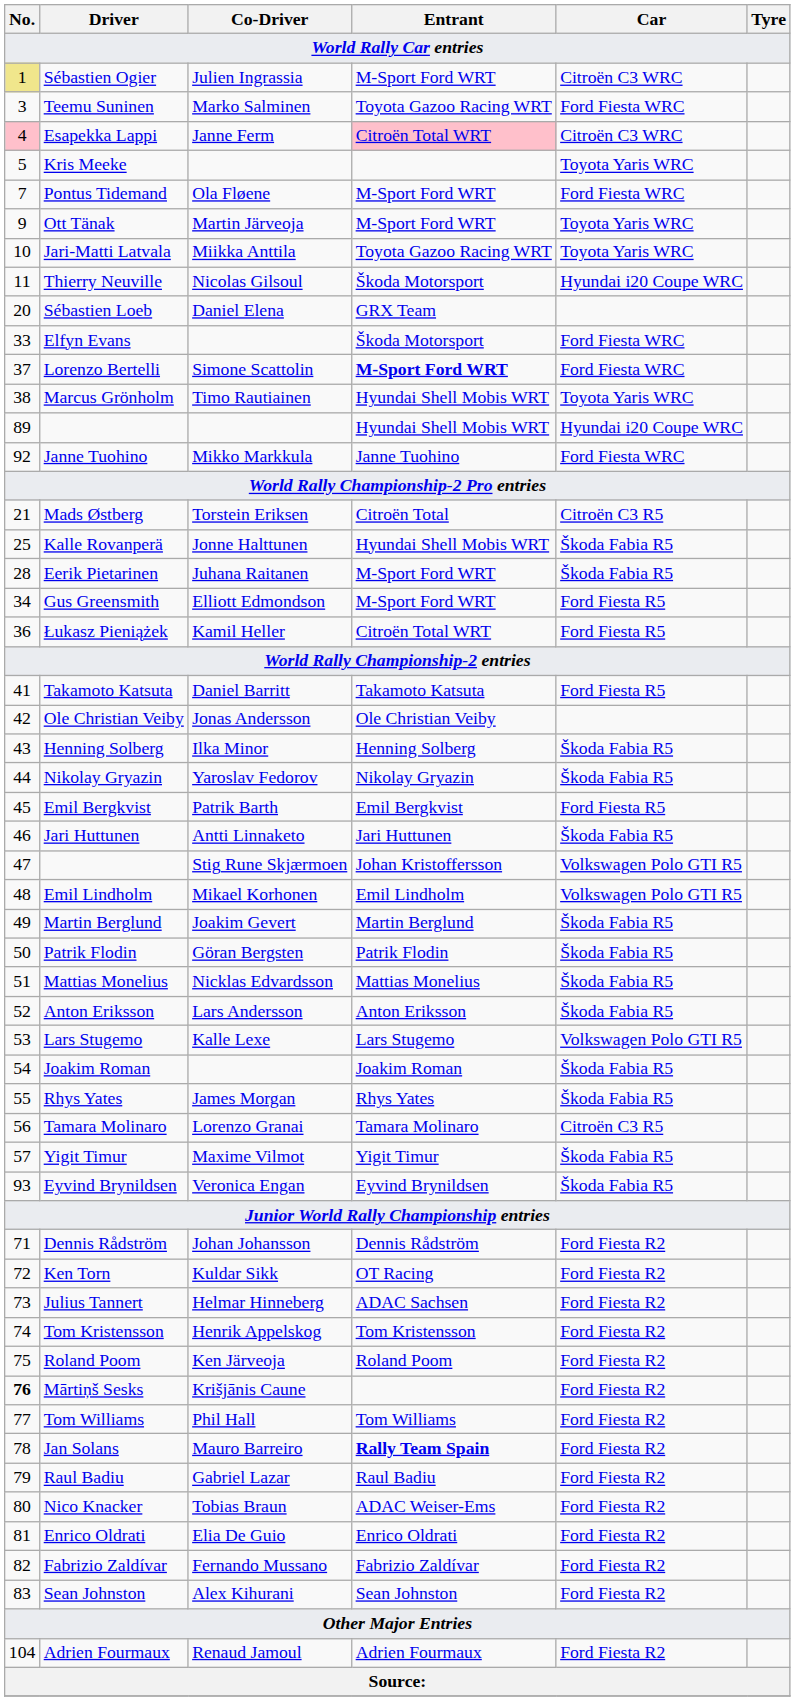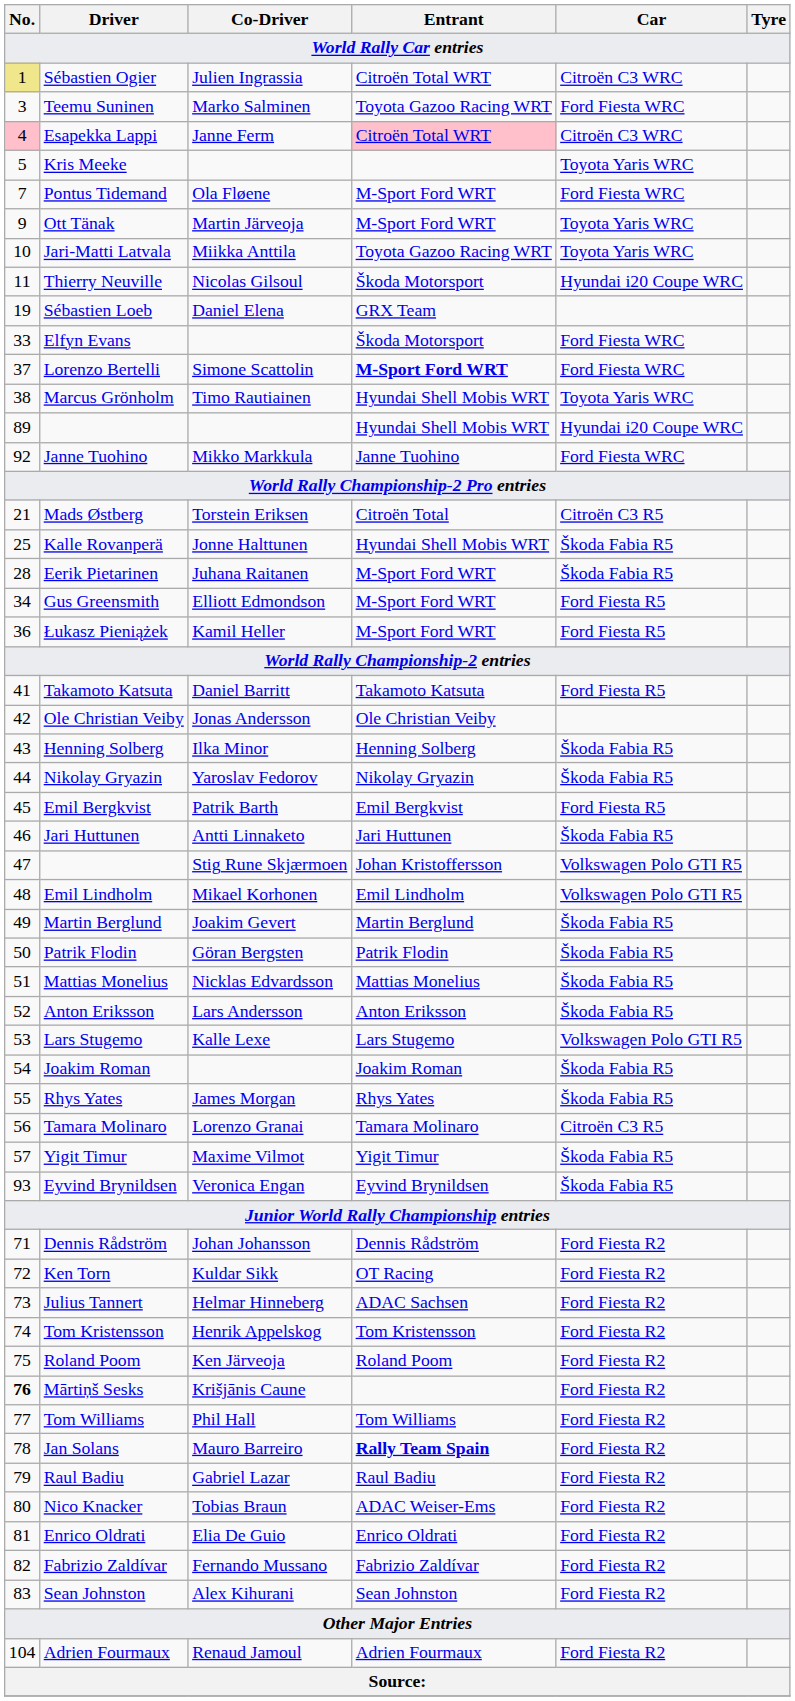(426, 77) M-Sport Ford WRT -> (423, 77) Citroën Total WRT
(22, 310) 20 -> (22, 310) 19
(423, 631) Citroën Total WRT -> (426, 631) M-Sport Ford WRT
